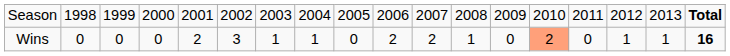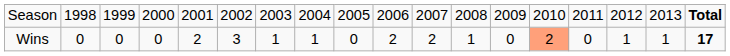(705, 39) 16 -> (705, 39) 17
